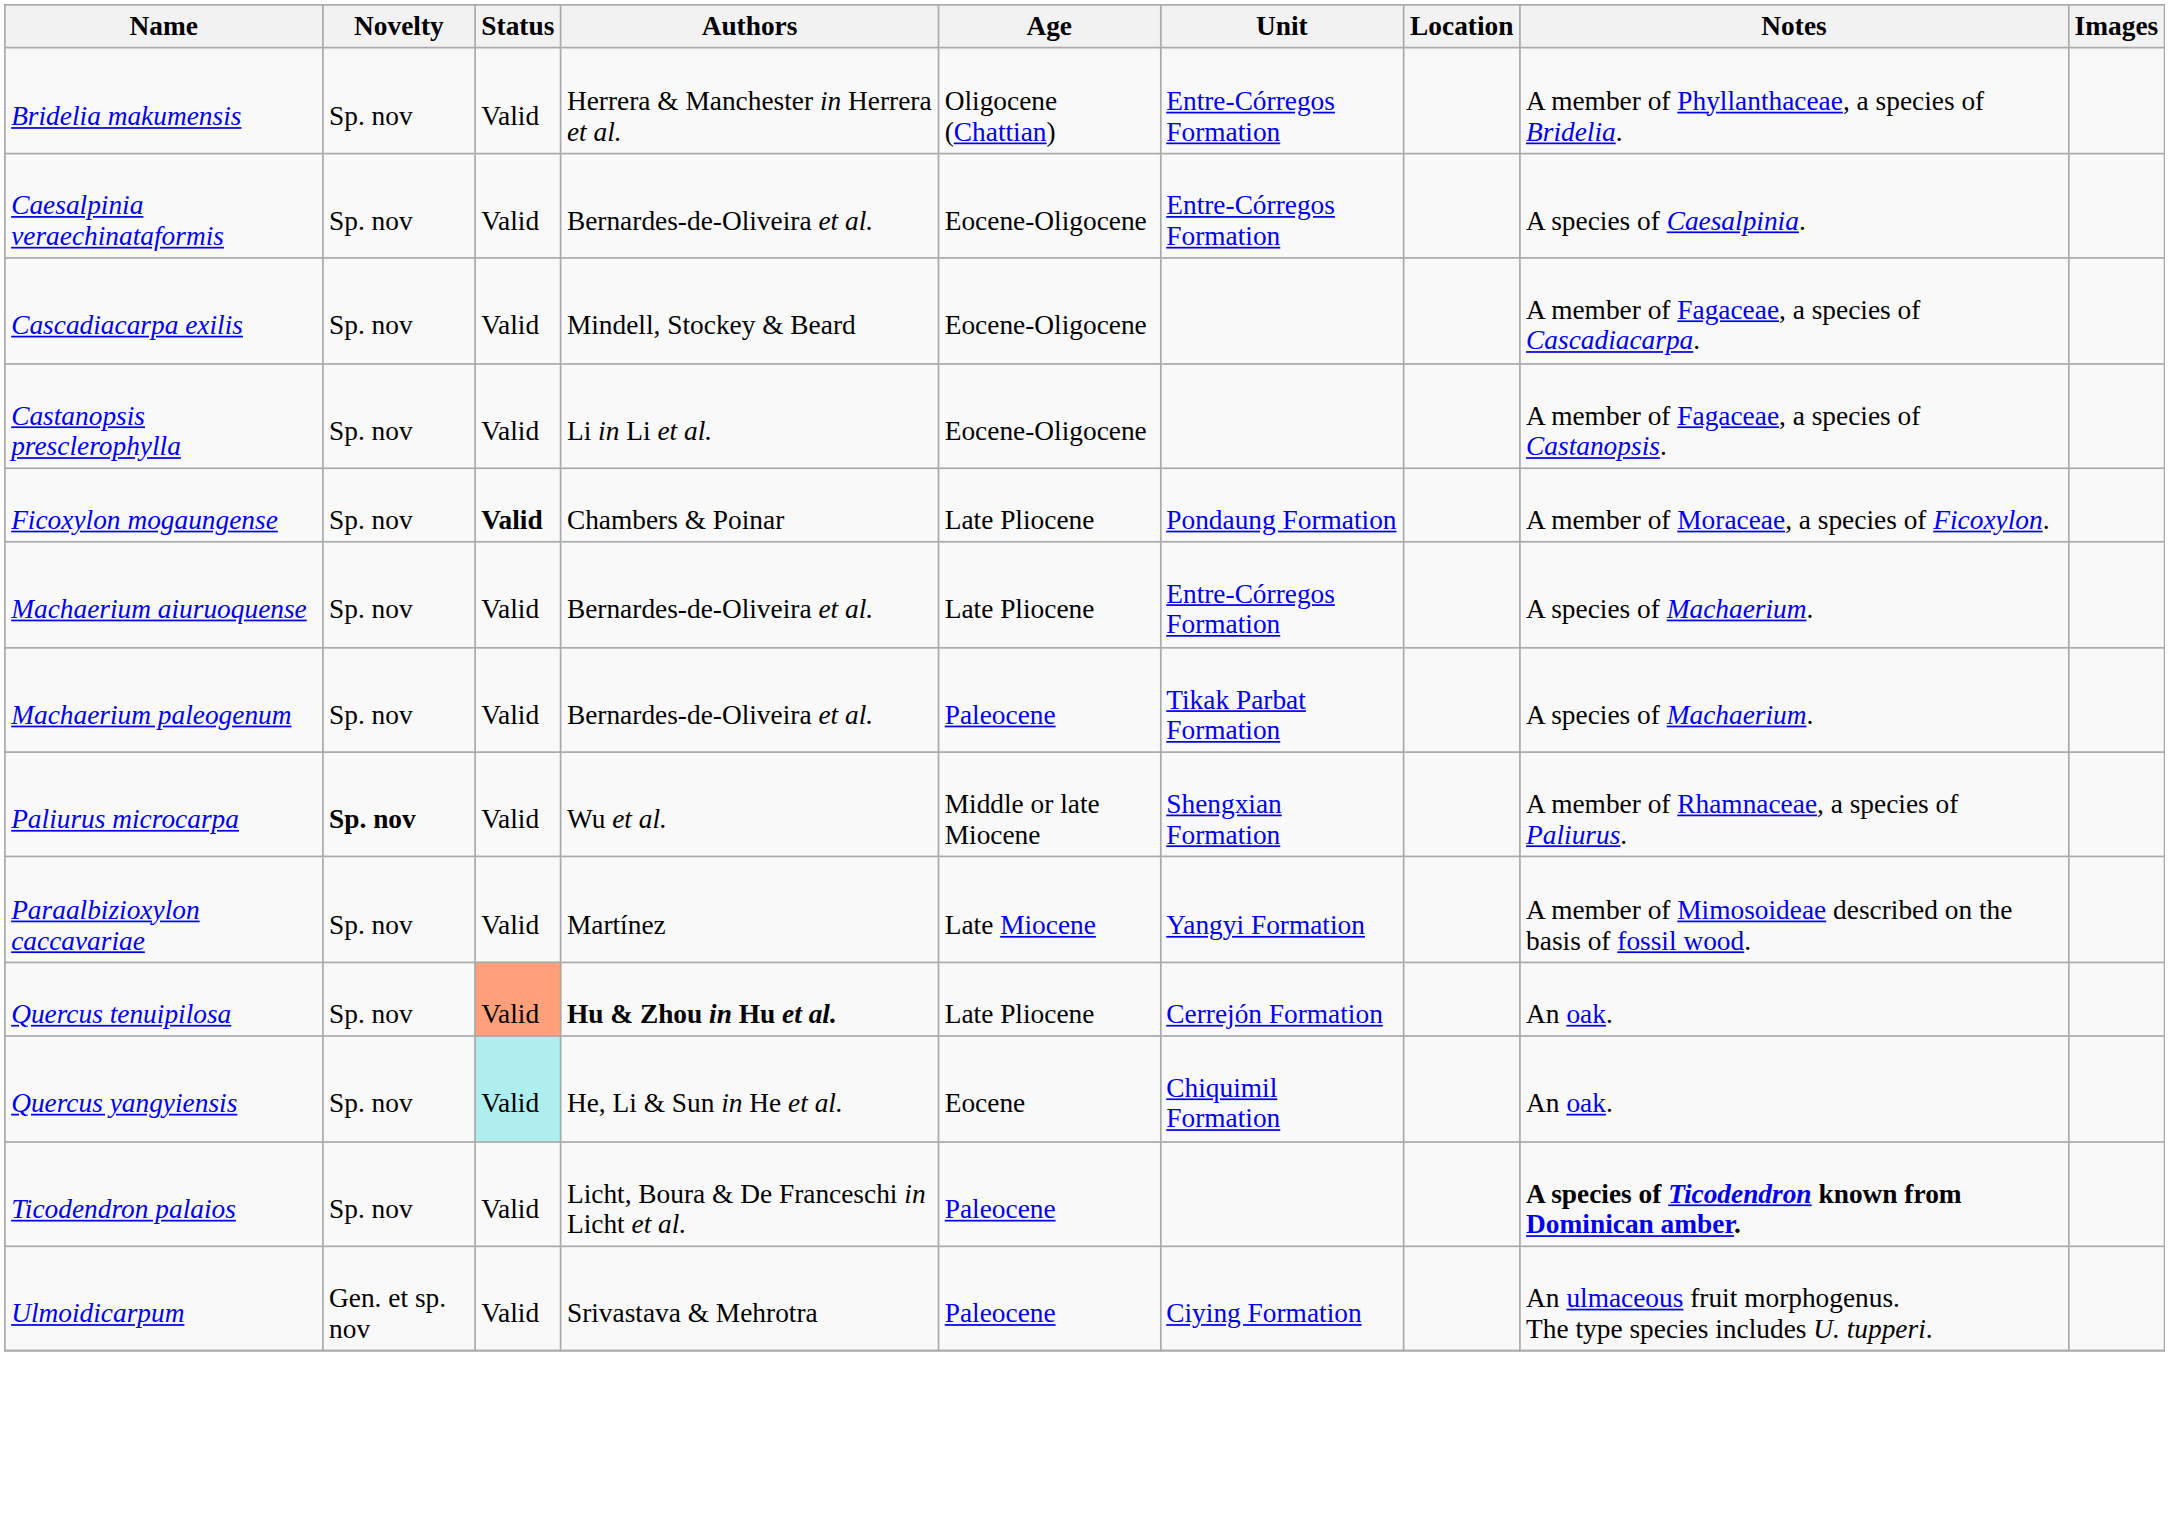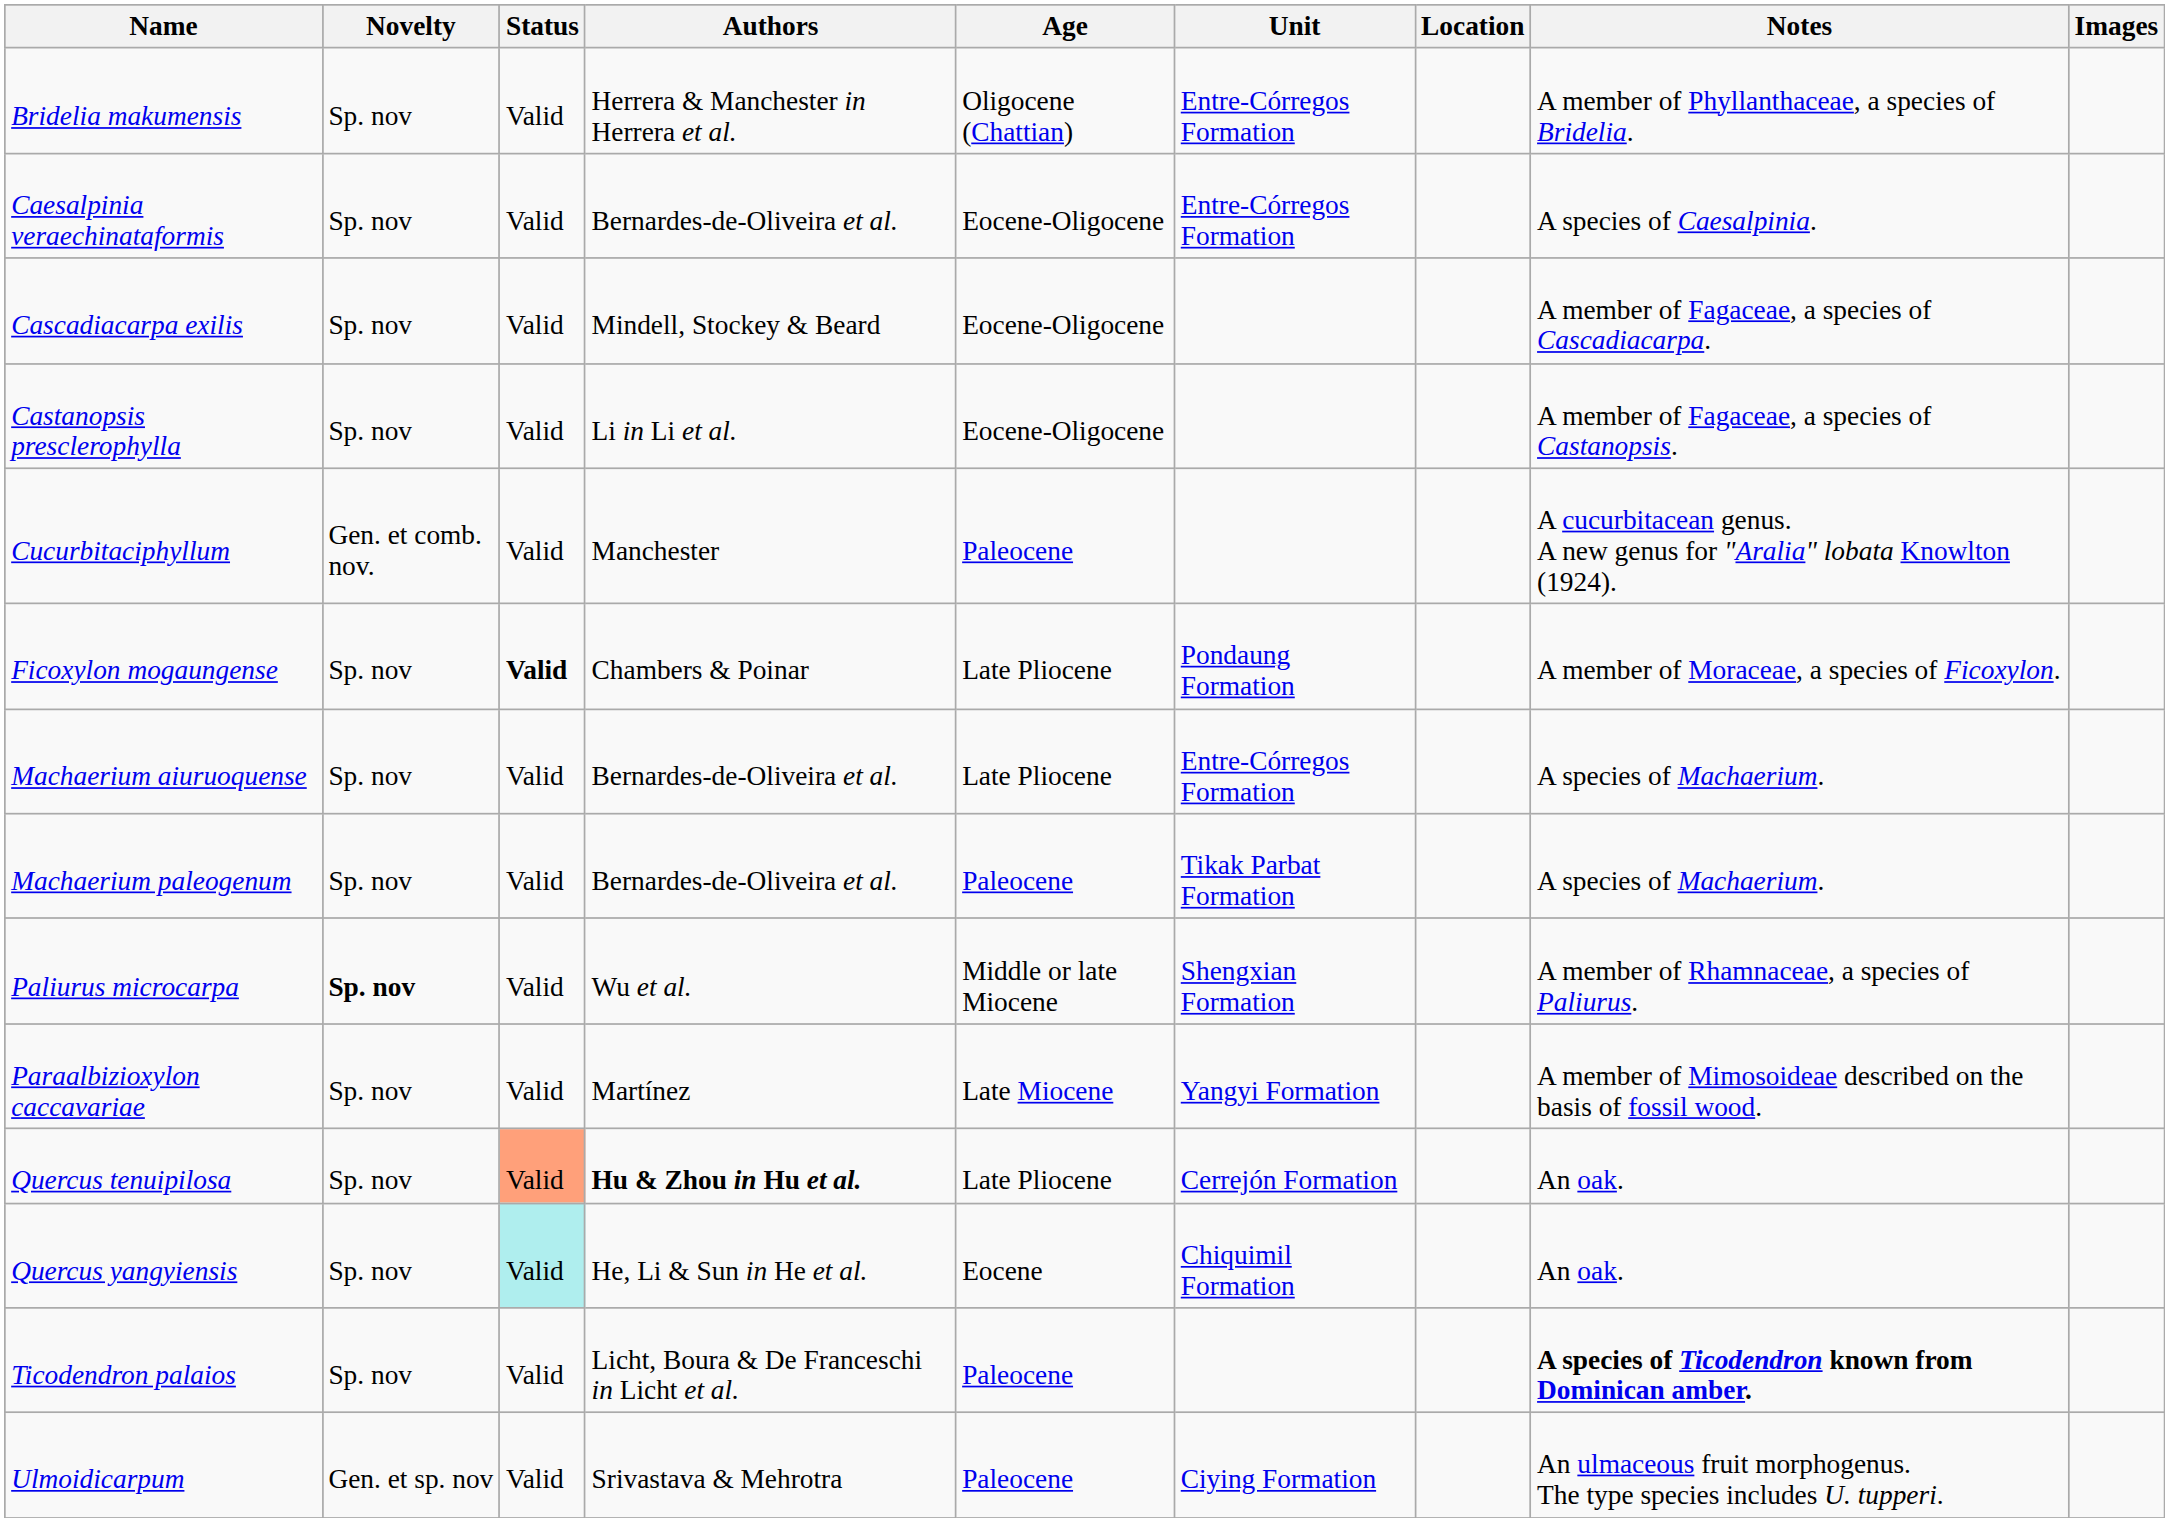+ row: (121, 550)
